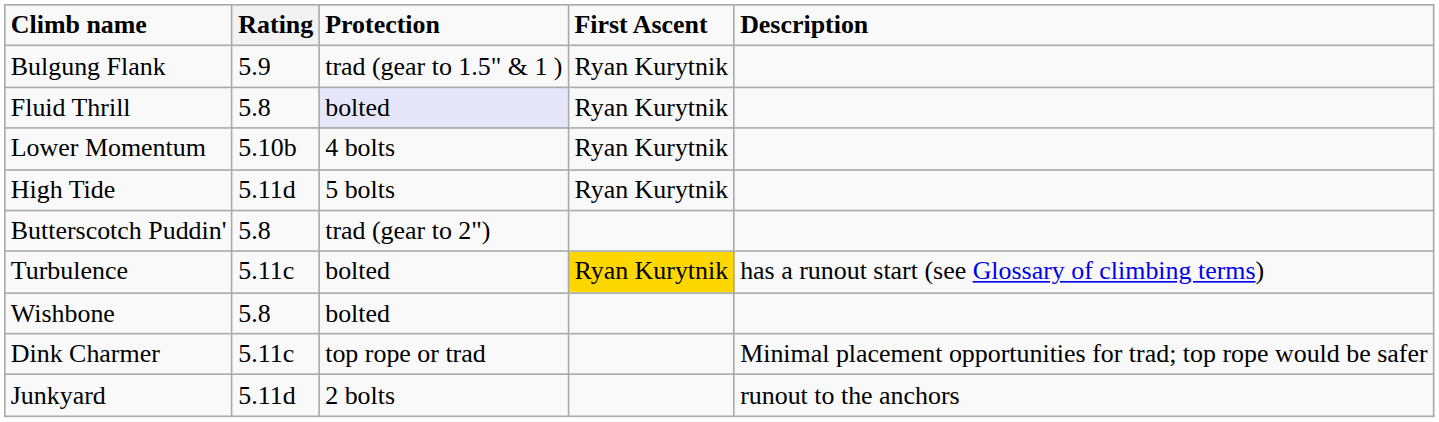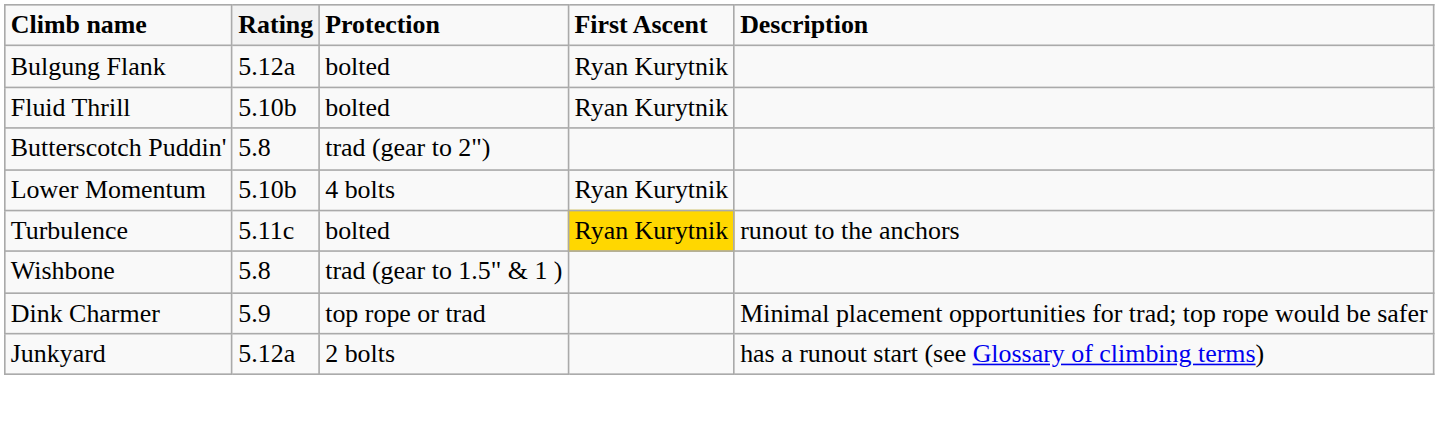(255, 66) 5.9 -> (267, 66) 5.12a
(444, 66) trad (gear to 1.5" & 1 ) -> (358, 66) bolted
(255, 107) 5.8 -> (268, 107) 5.10b
(358, 107) lavender background -> (358, 107) no background
rows swapped: (119, 230) <-> (108, 148)
- row: (63, 189)
(1002, 271) has a runout start (see Glossary of climbing terms) -> (850, 230) runout to the anchors
(358, 312) bolted -> (444, 271) trad (gear to 1.5" & 1 )
(266, 353) 5.11c -> (255, 312) 5.9
(267, 395) 5.11d -> (267, 353) 5.12a
(850, 395) runout to the anchors -> (1002, 353) has a runout start (see Glossary of climbing terms)
